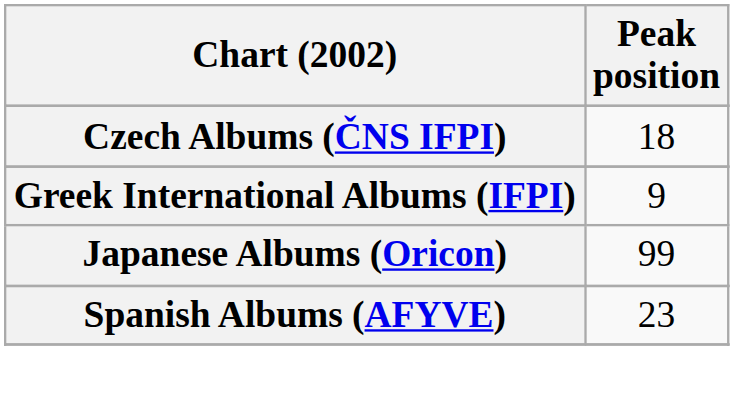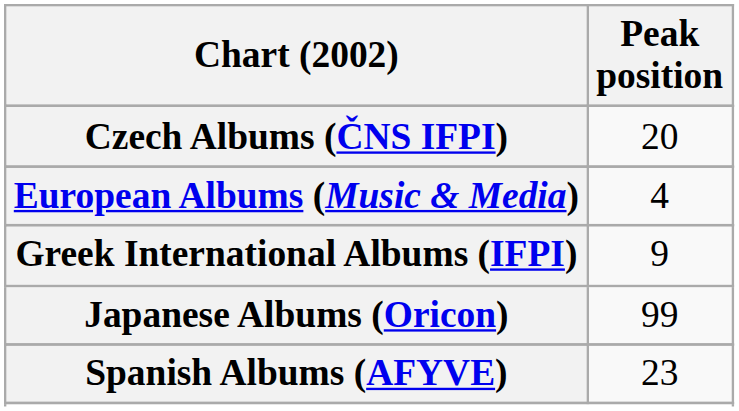(656, 135) 18 -> (660, 135) 20
+ row: (296, 195)
